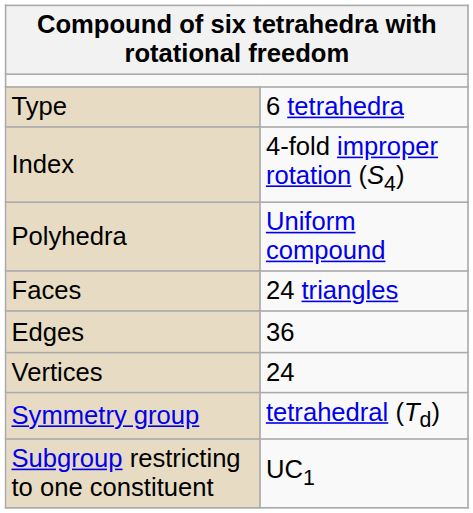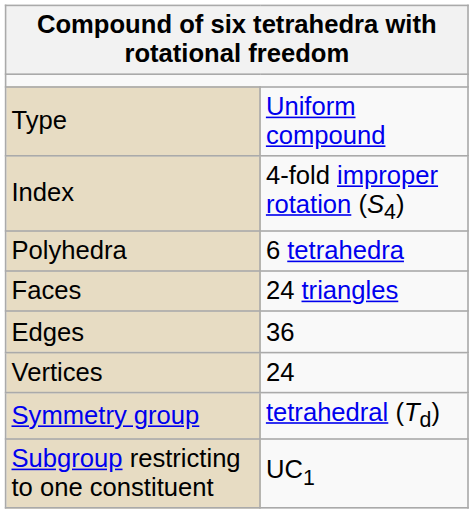(335, 106) 6 tetrahedra -> (326, 120) Uniform compound
(326, 236) Uniform compound -> (335, 250) 6 tetrahedra
